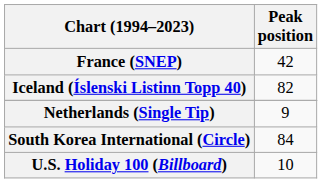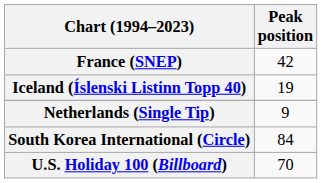(285, 87) 82 -> (285, 87) 19
(285, 165) 10 -> (285, 165) 70
